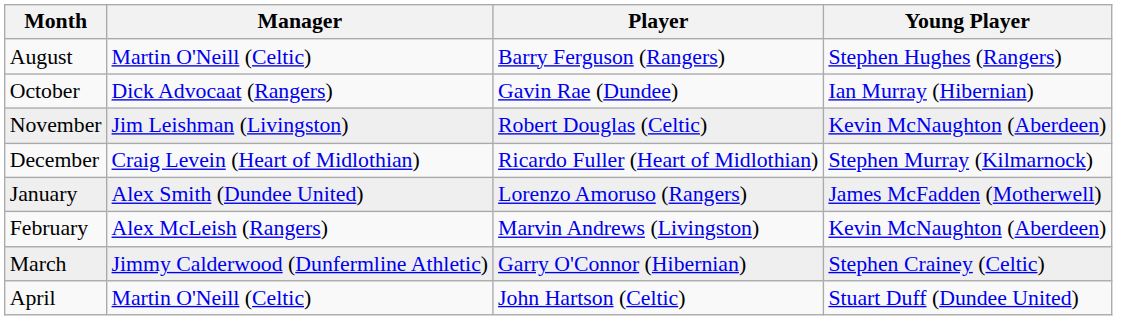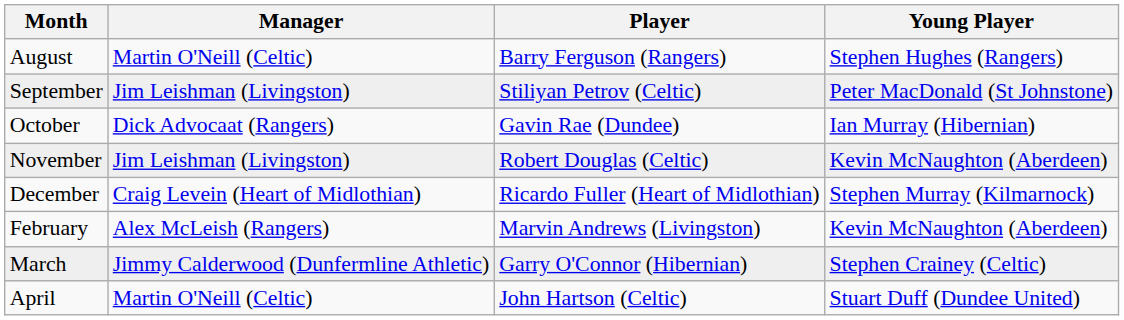+ row: (56, 90)
- row: (44, 194)
